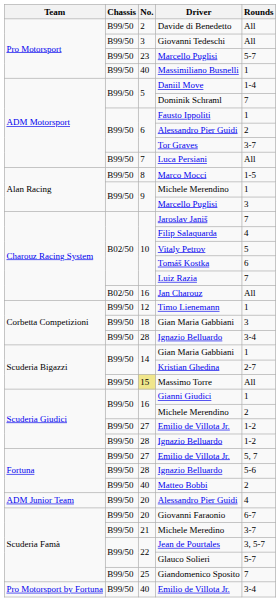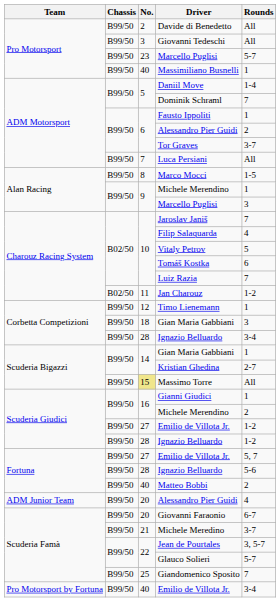(145, 292) 16 -> (145, 292) 11
(250, 292) All -> (250, 292) 1-2
